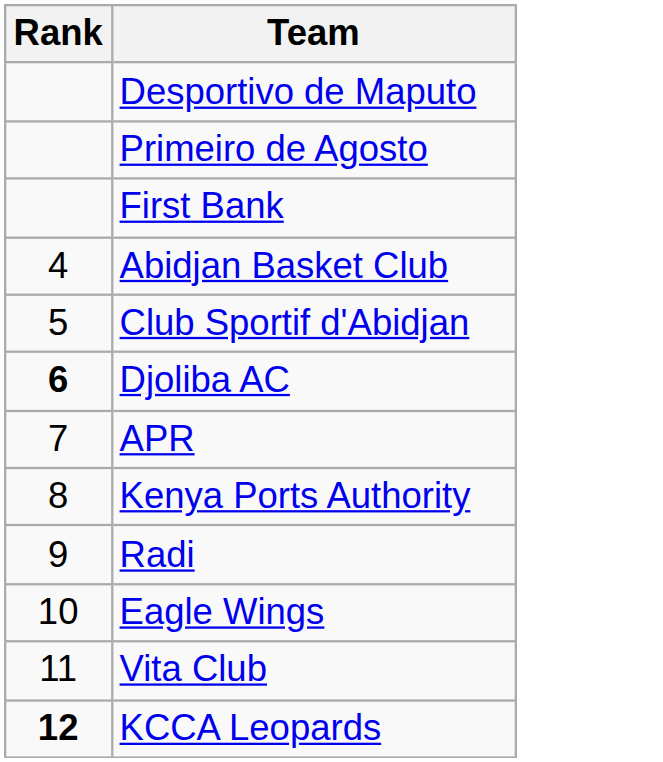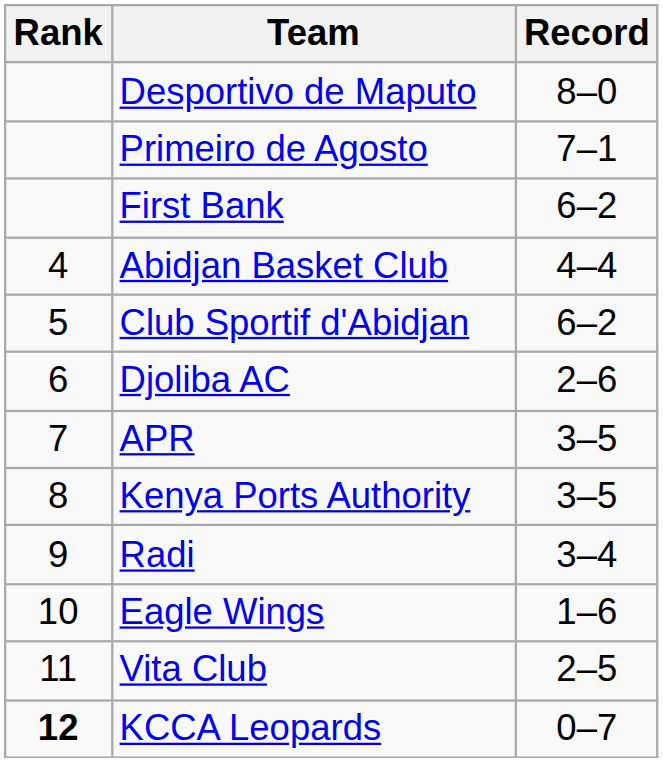+ column: (587, 33)
(58, 380) bold -> (58, 380) normal
